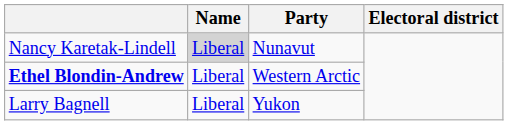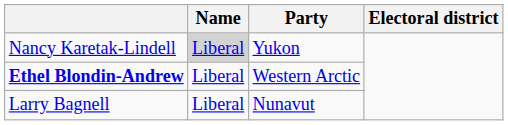(284, 47) Nunavut -> (276, 47) Yukon
(276, 104) Yukon -> (284, 104) Nunavut
